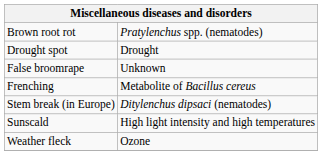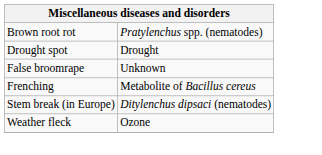- row: (28, 123)
